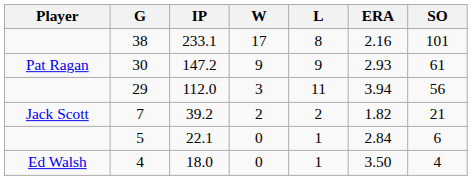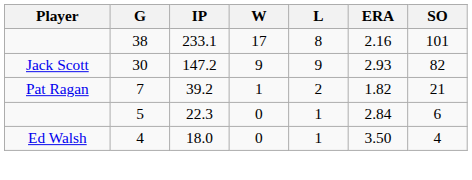(57, 65) Pat Ragan -> (57, 65) Jack Scott
(437, 65) 61 -> (437, 65) 82
- row: (140, 89)
(57, 114) Jack Scott -> (57, 89) Pat Ragan
(259, 114) 2 -> (259, 89) 1
(199, 138) 22.1 -> (199, 114) 22.3
